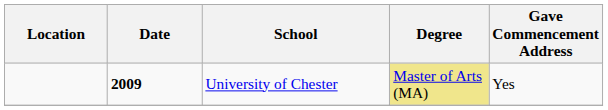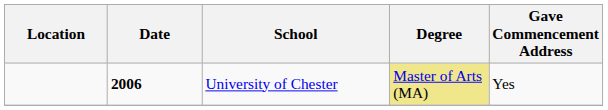(126, 84) 2009 -> (126, 84) 2006
